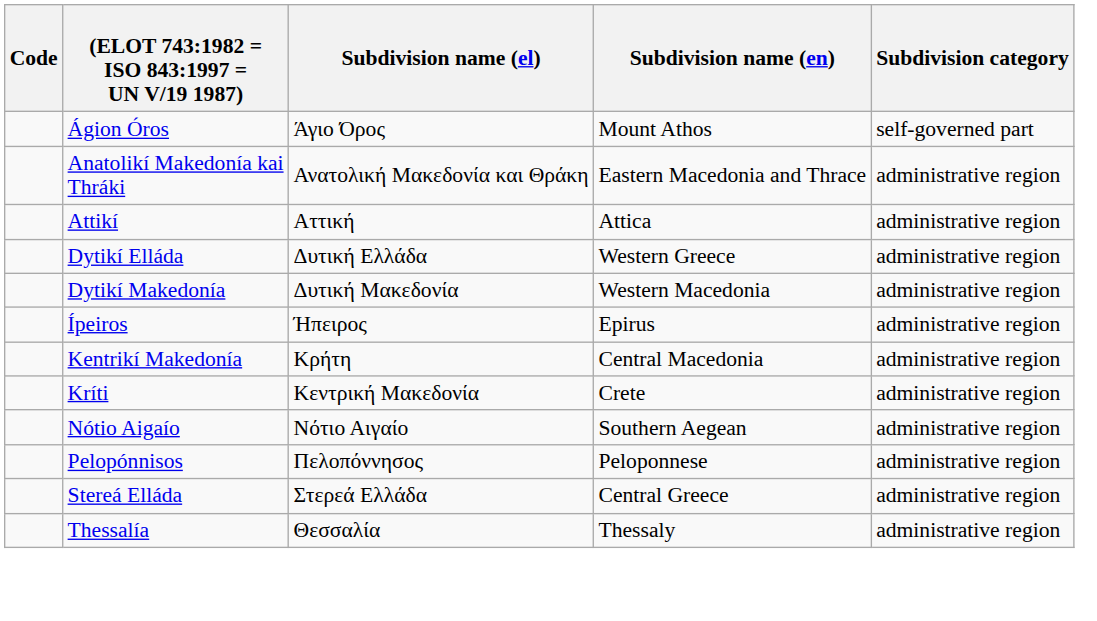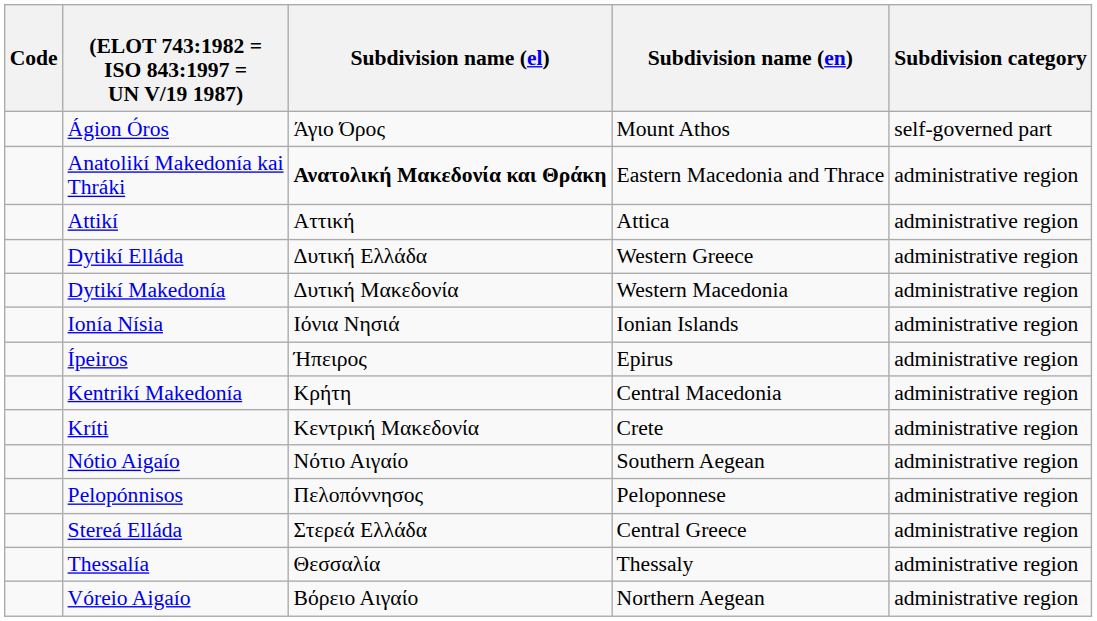(441, 175) normal -> (450, 175) bold
+ row: (115, 324)
+ row: (129, 598)
